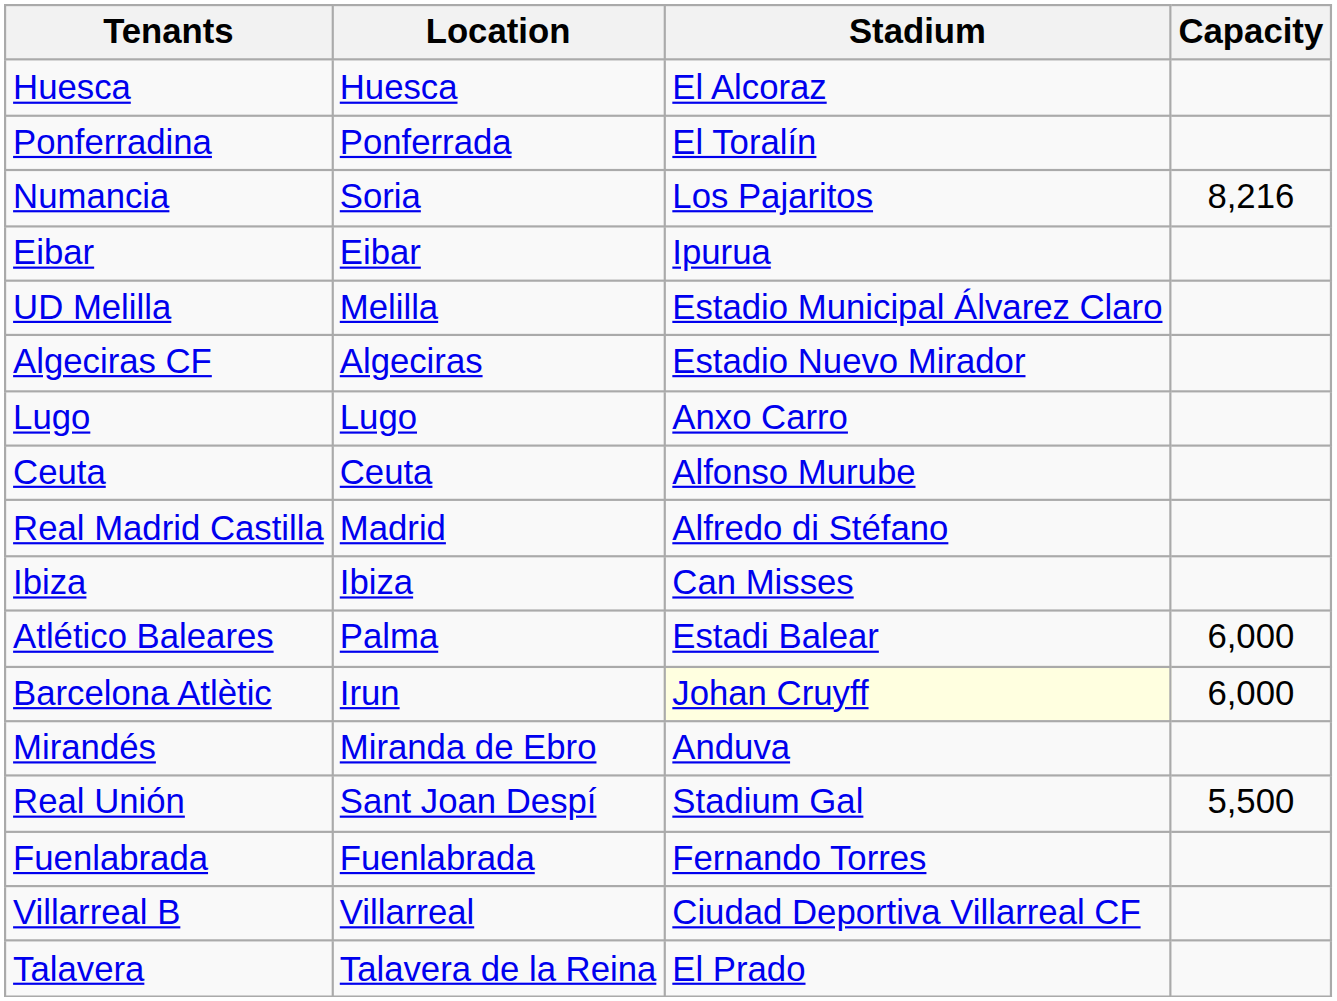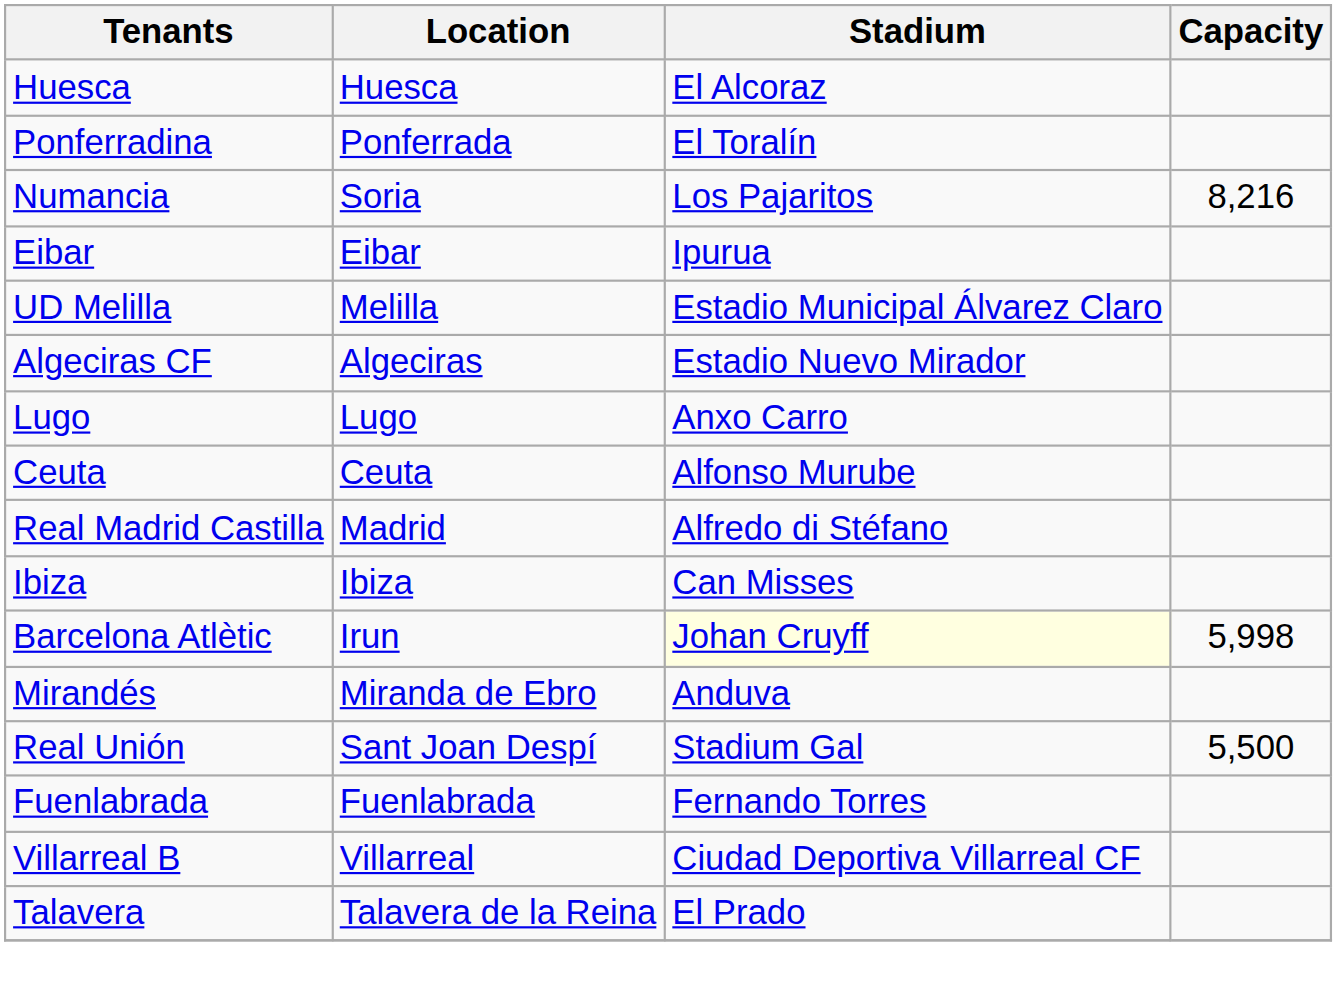- row: (143, 637)
(1251, 692) 6,000 -> (1251, 637) 5,998
